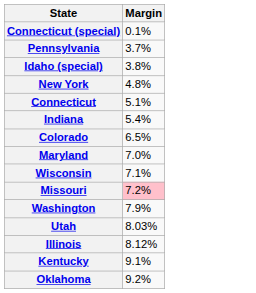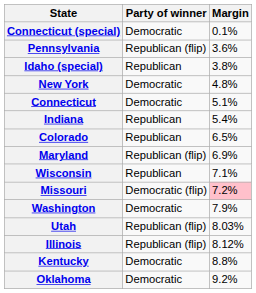+ column: (166, 13)
(138, 48) 3.7% -> (225, 48) 3.6%
(138, 155) 7.0% -> (225, 155) 6.9%
(138, 262) 9.1% -> (225, 262) 8.8%
